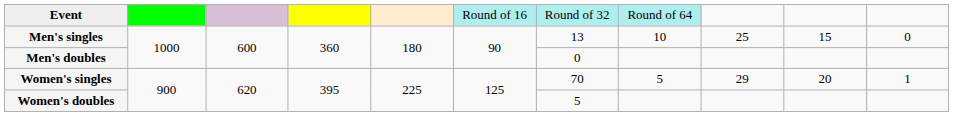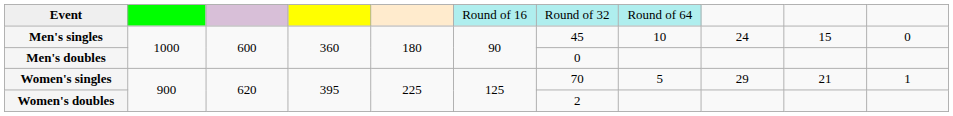(577, 36) 13 -> (577, 36) 45
(742, 36) 25 -> (742, 36) 24
(825, 79) 20 -> (825, 79) 21
(577, 101) 5 -> (577, 101) 2
